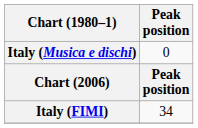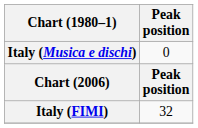(166, 111) 34 -> (166, 111) 32
